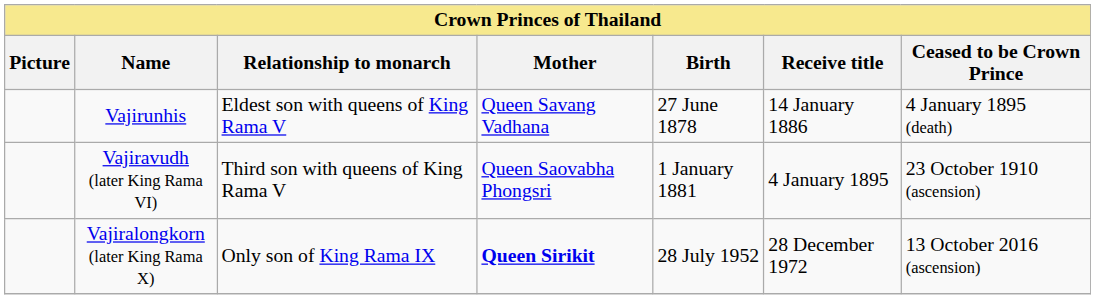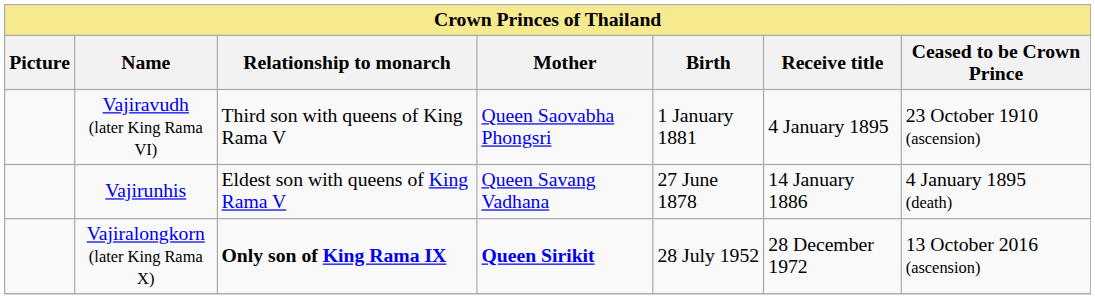rows swapped: (146, 115) <-> (146, 180)
(328, 255) normal -> (334, 255) bold
